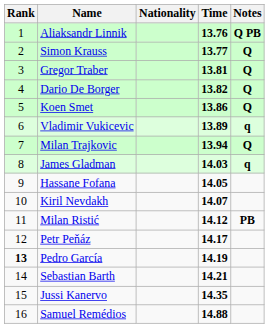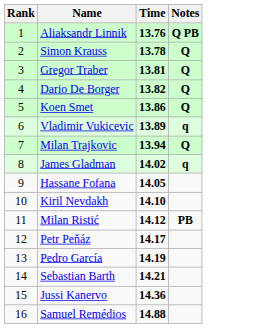- column: (167, 13)
(214, 51) 13.77 -> (152, 51) 13.78
(214, 164) 14.03 -> (152, 164) 14.02
(214, 201) 14.07 -> (152, 201) 14.10
(21, 257) bold -> (21, 257) normal
(214, 295) 14.35 -> (152, 295) 14.36
